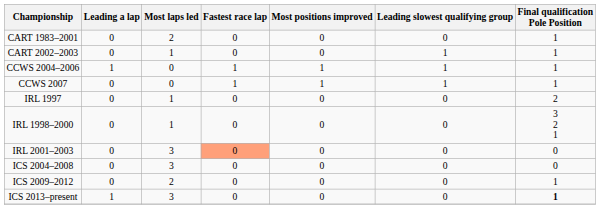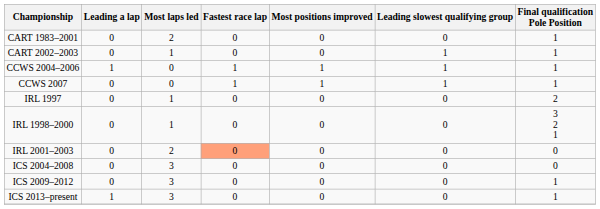(171, 151) 3 -> (171, 151) 2
(171, 181) 2 -> (171, 181) 3
(555, 196) bold -> (555, 196) normal
